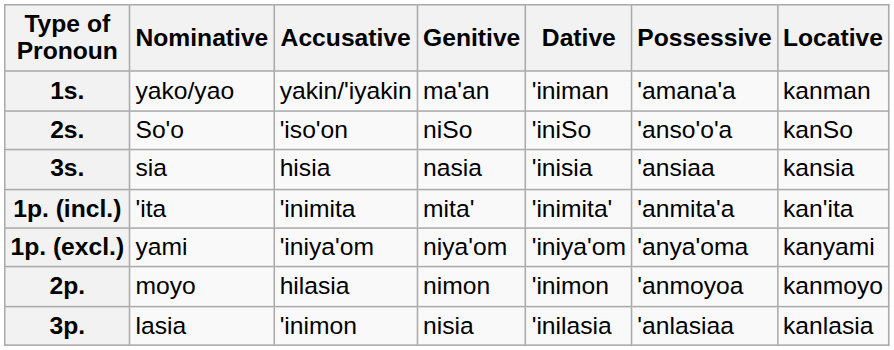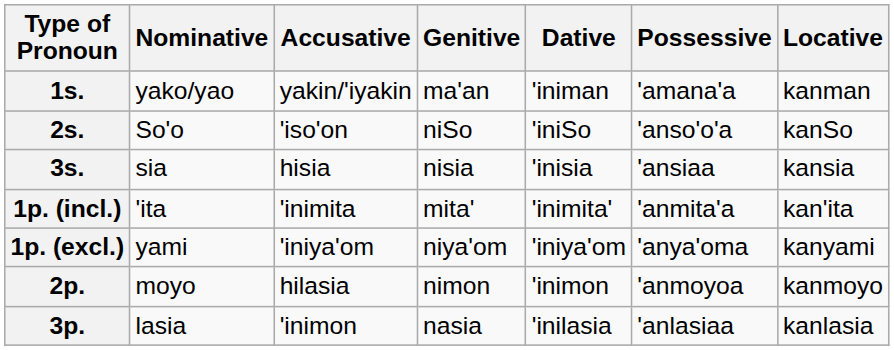(453, 168) nasia -> (448, 168) nisia
(448, 325) nisia -> (453, 325) nasia
